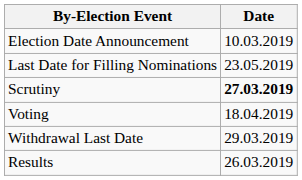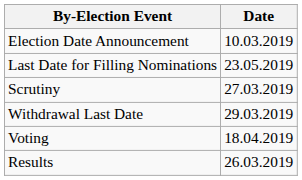(259, 89) bold -> (259, 89) normal
rows swapped: (76, 138) <-> (28, 114)
